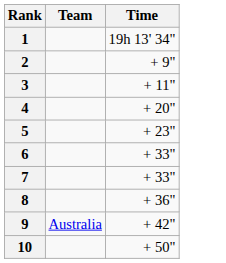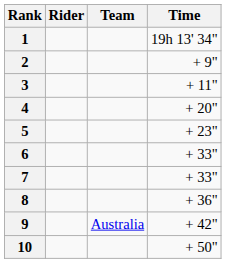+ column: (66, 16)
